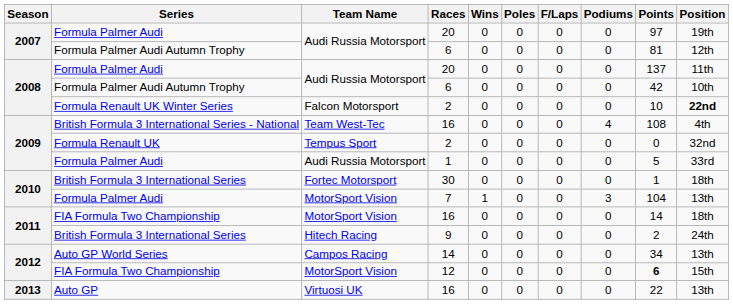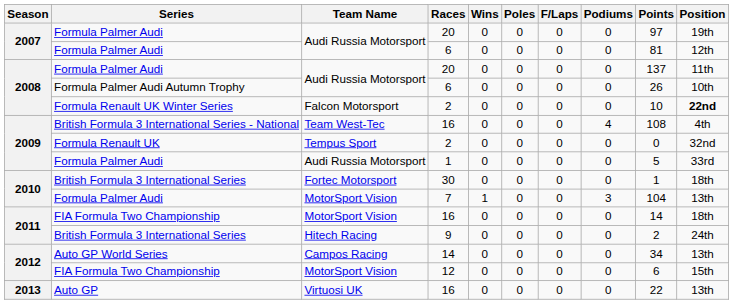(149, 51) Formula Palmer Audi Autumn Trophy -> (109, 51) Formula Palmer Audi
(656, 88) 42 -> (656, 88) 26
(656, 272) bold -> (656, 272) normal
